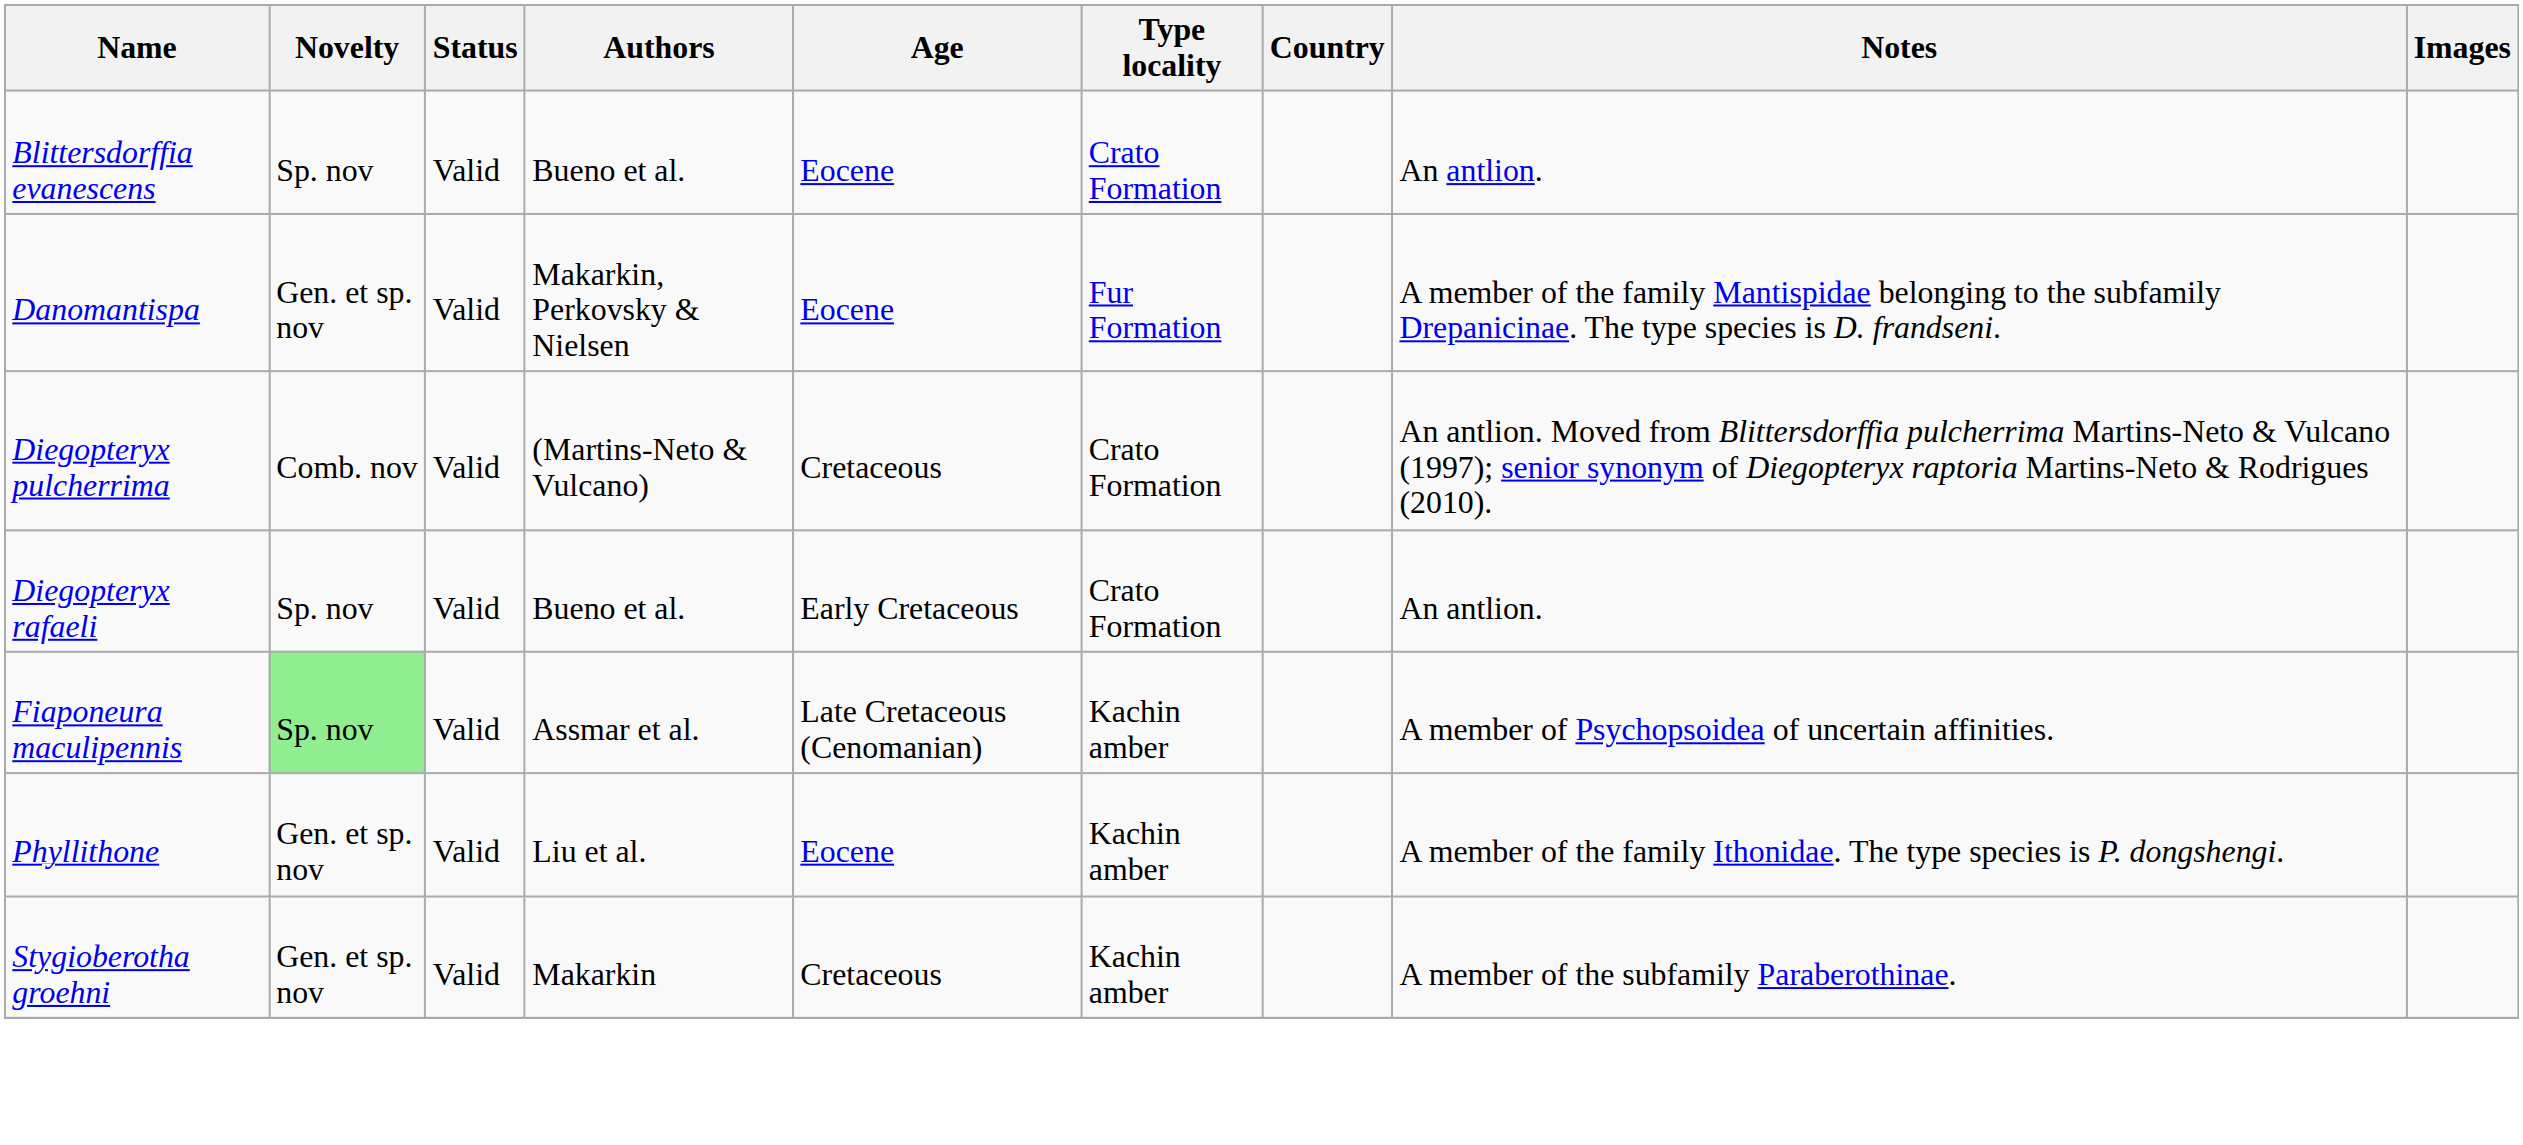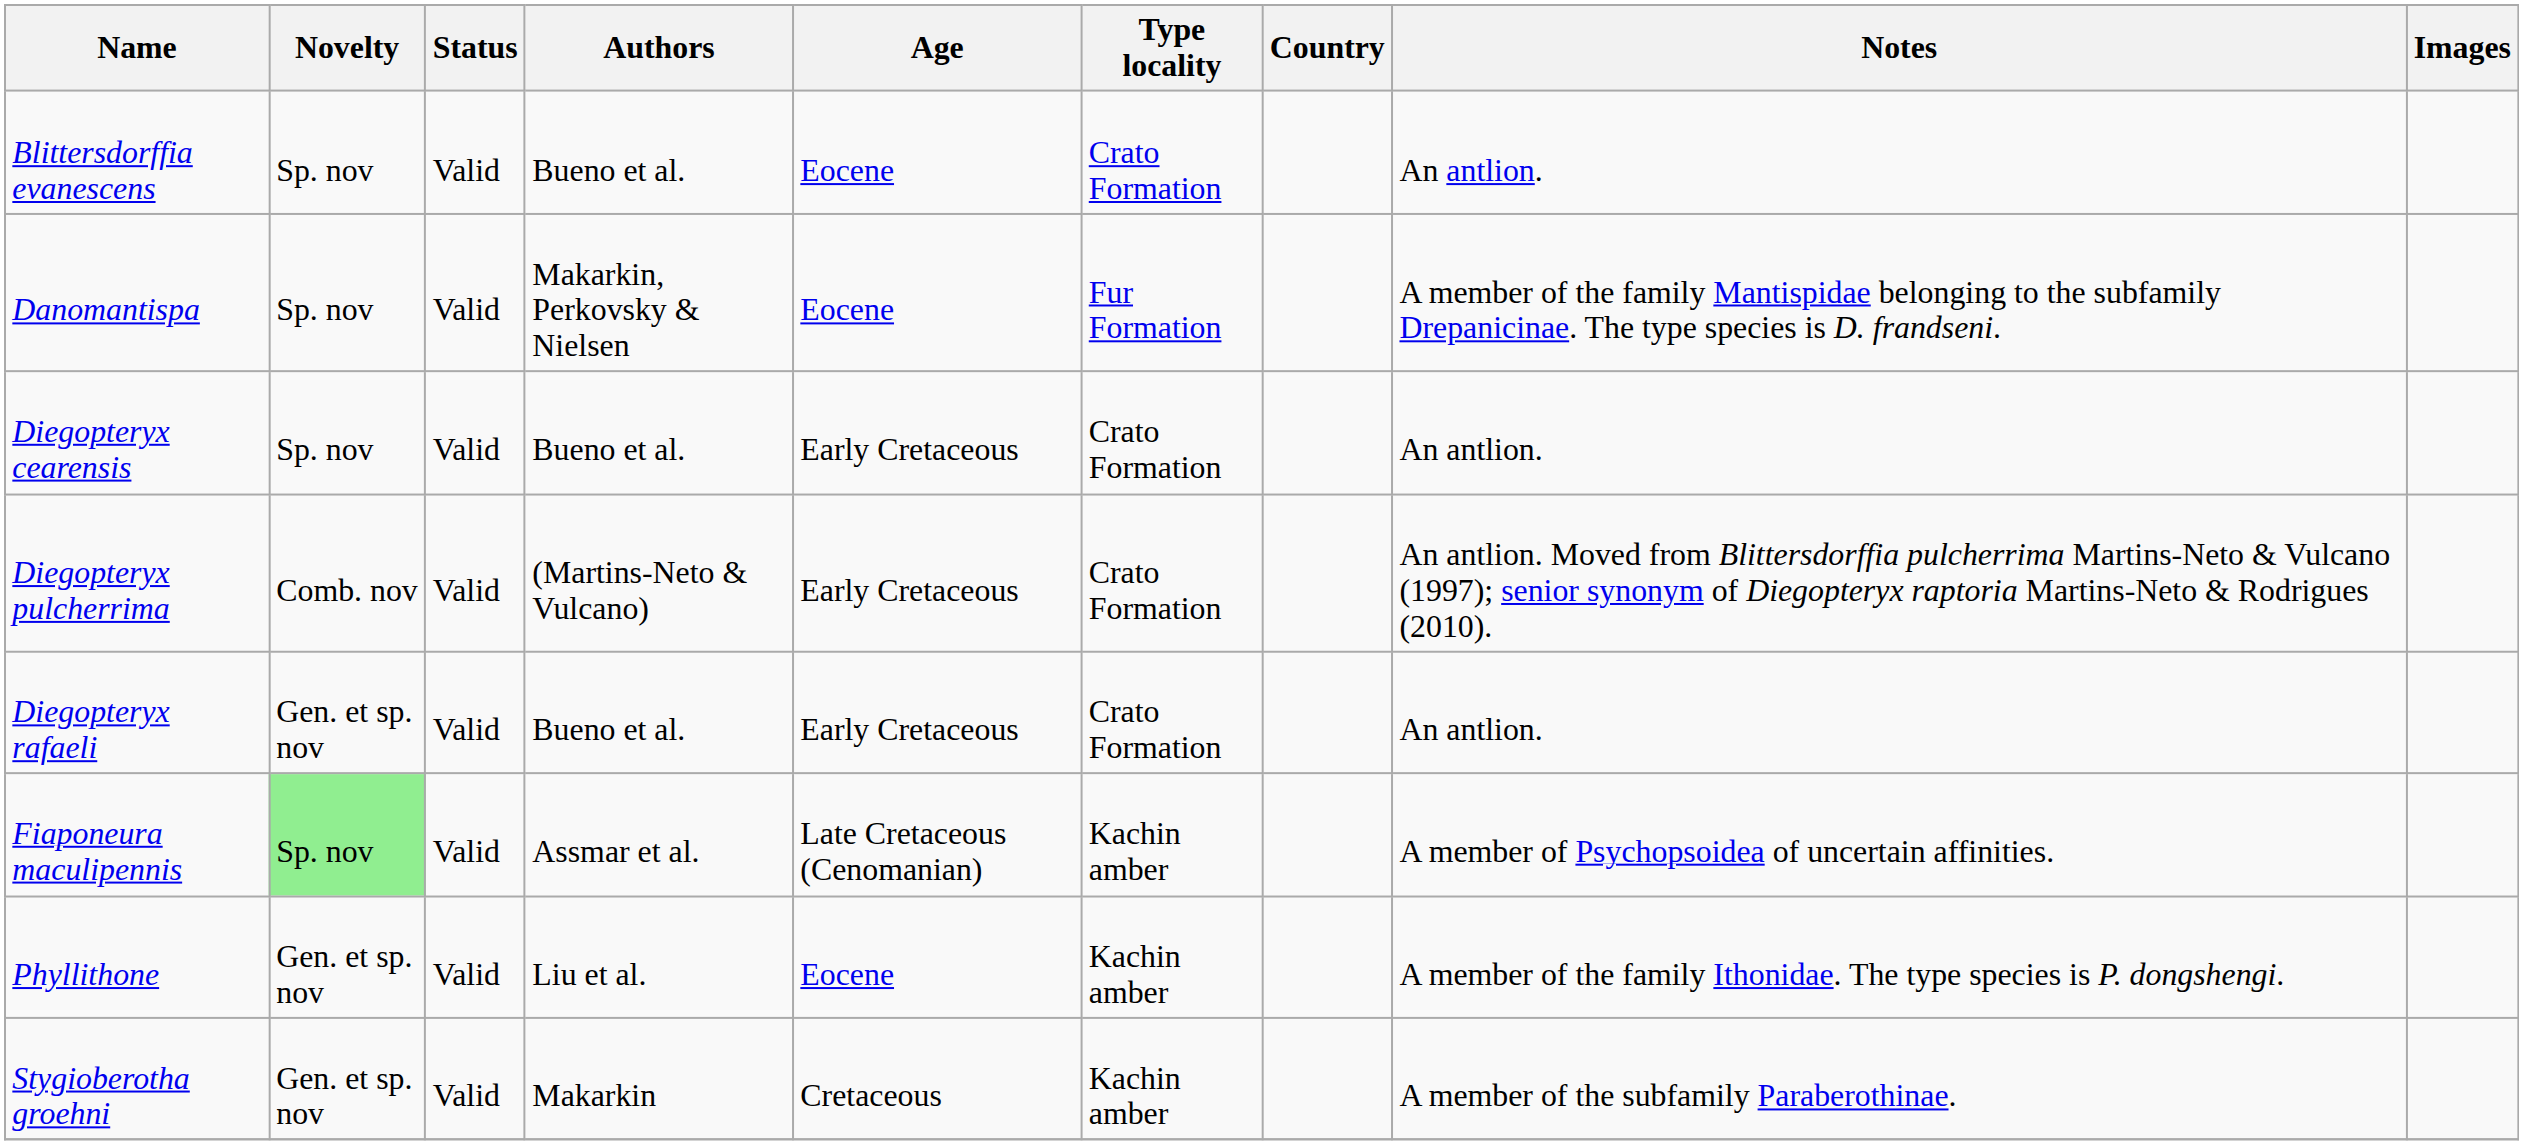(344, 309) Gen. et sp. nov -> (325, 309) Sp. nov
+ row: (91, 449)
(871, 467) Cretaceous -> (910, 589) Early Cretaceous
(325, 607) Sp. nov -> (344, 729) Gen. et sp. nov
